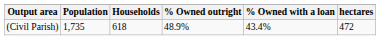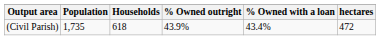(176, 27) 48.9% -> (176, 27) 43.9%
